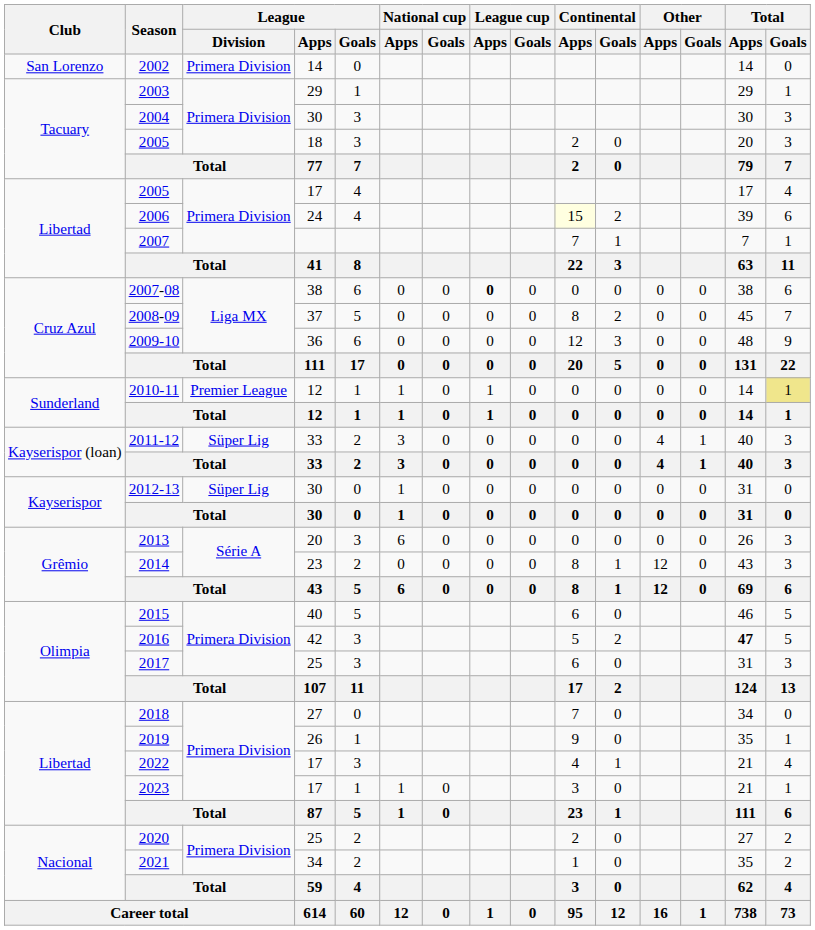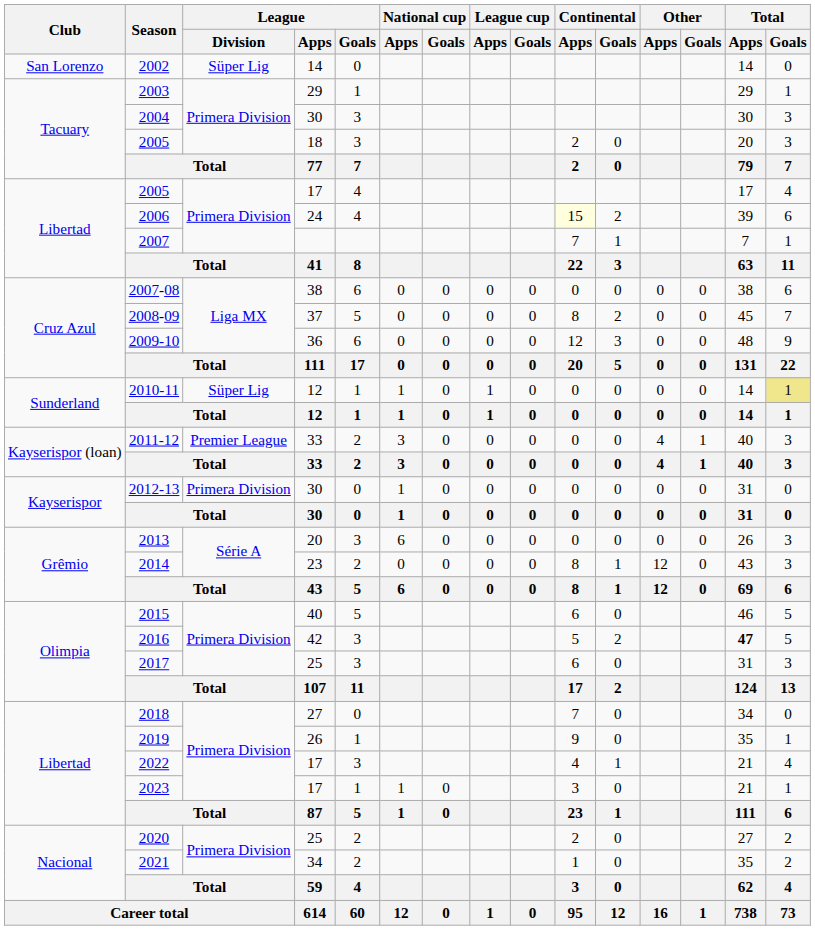(239, 67) Primera Division -> (239, 67) Süper Lig
(490, 290) bold -> (490, 290) normal
(239, 390) Premier League -> (239, 390) Süper Lig
(239, 440) Süper Lig -> (239, 440) Premier League
(239, 489) Süper Lig -> (239, 489) Primera Division
